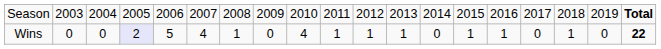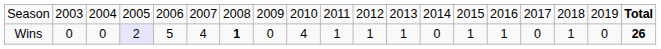(237, 34) normal -> (237, 34) bold
(639, 34) 22 -> (639, 34) 26
